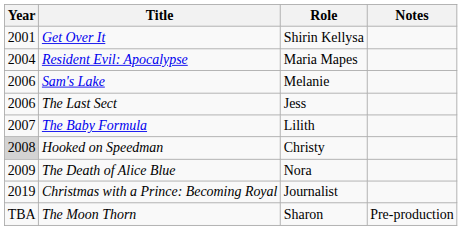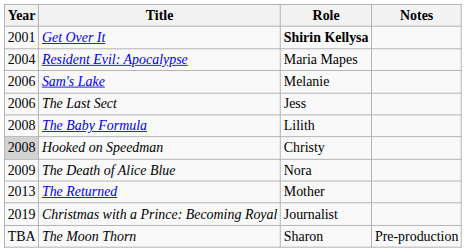(324, 37) normal -> (326, 37) bold
(22, 125) 2007 -> (22, 125) 2008
+ row: (80, 192)
